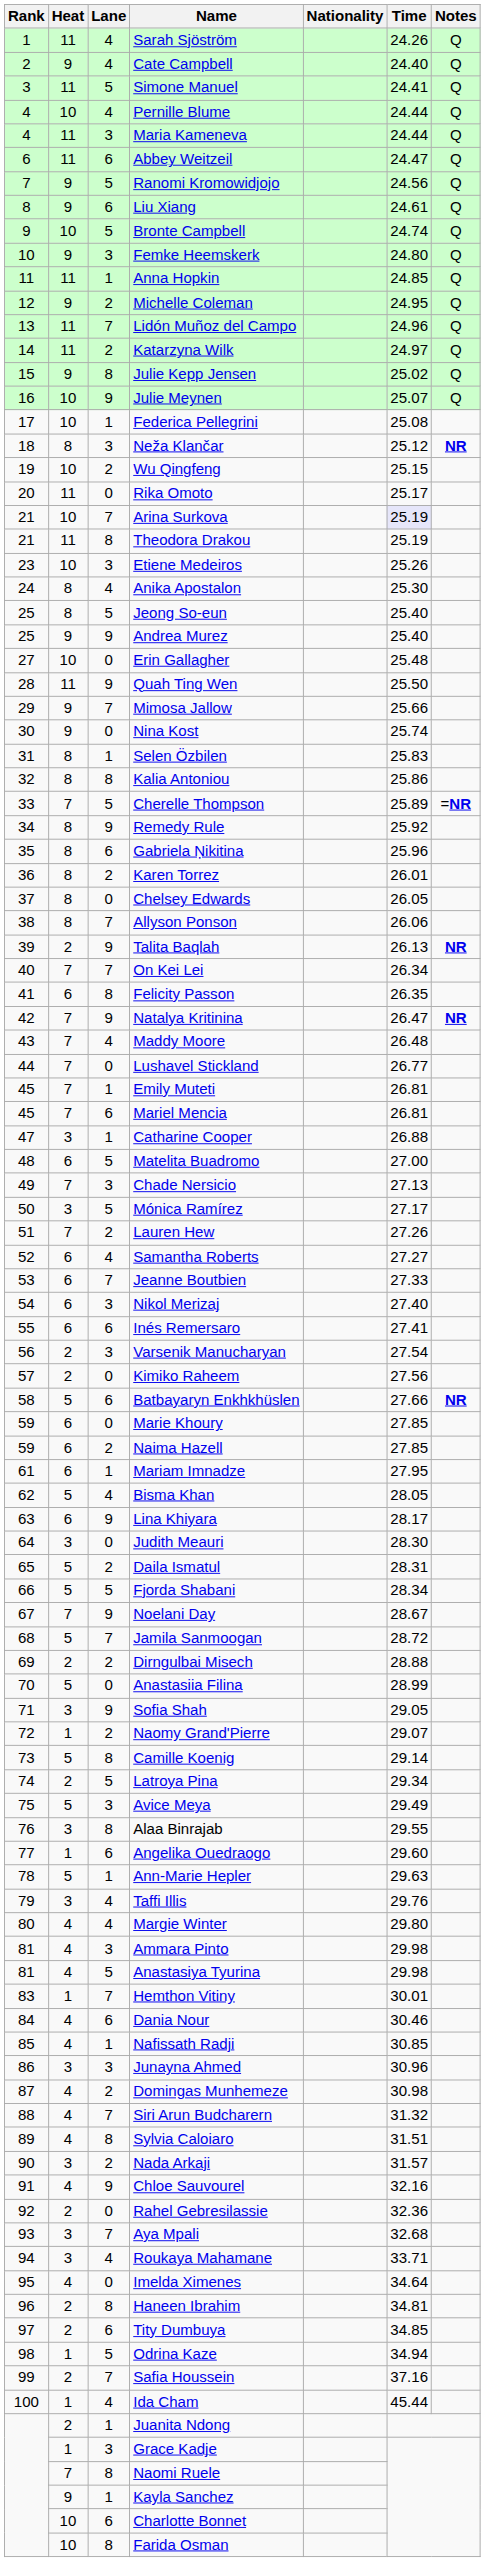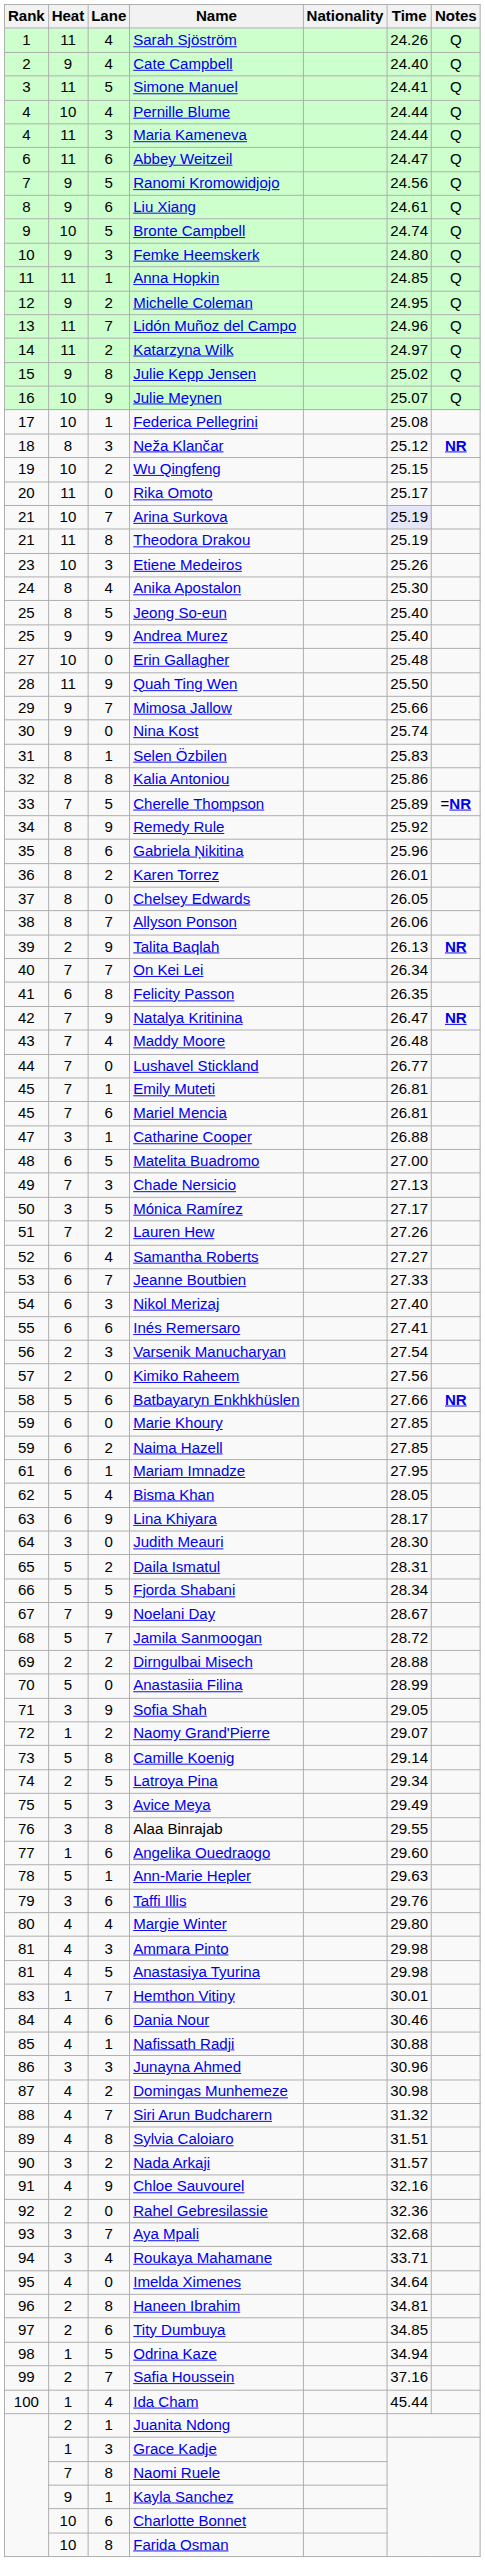(109, 1900) 4 -> (109, 1900) 6
(409, 2043) 30.85 -> (409, 2043) 30.88
